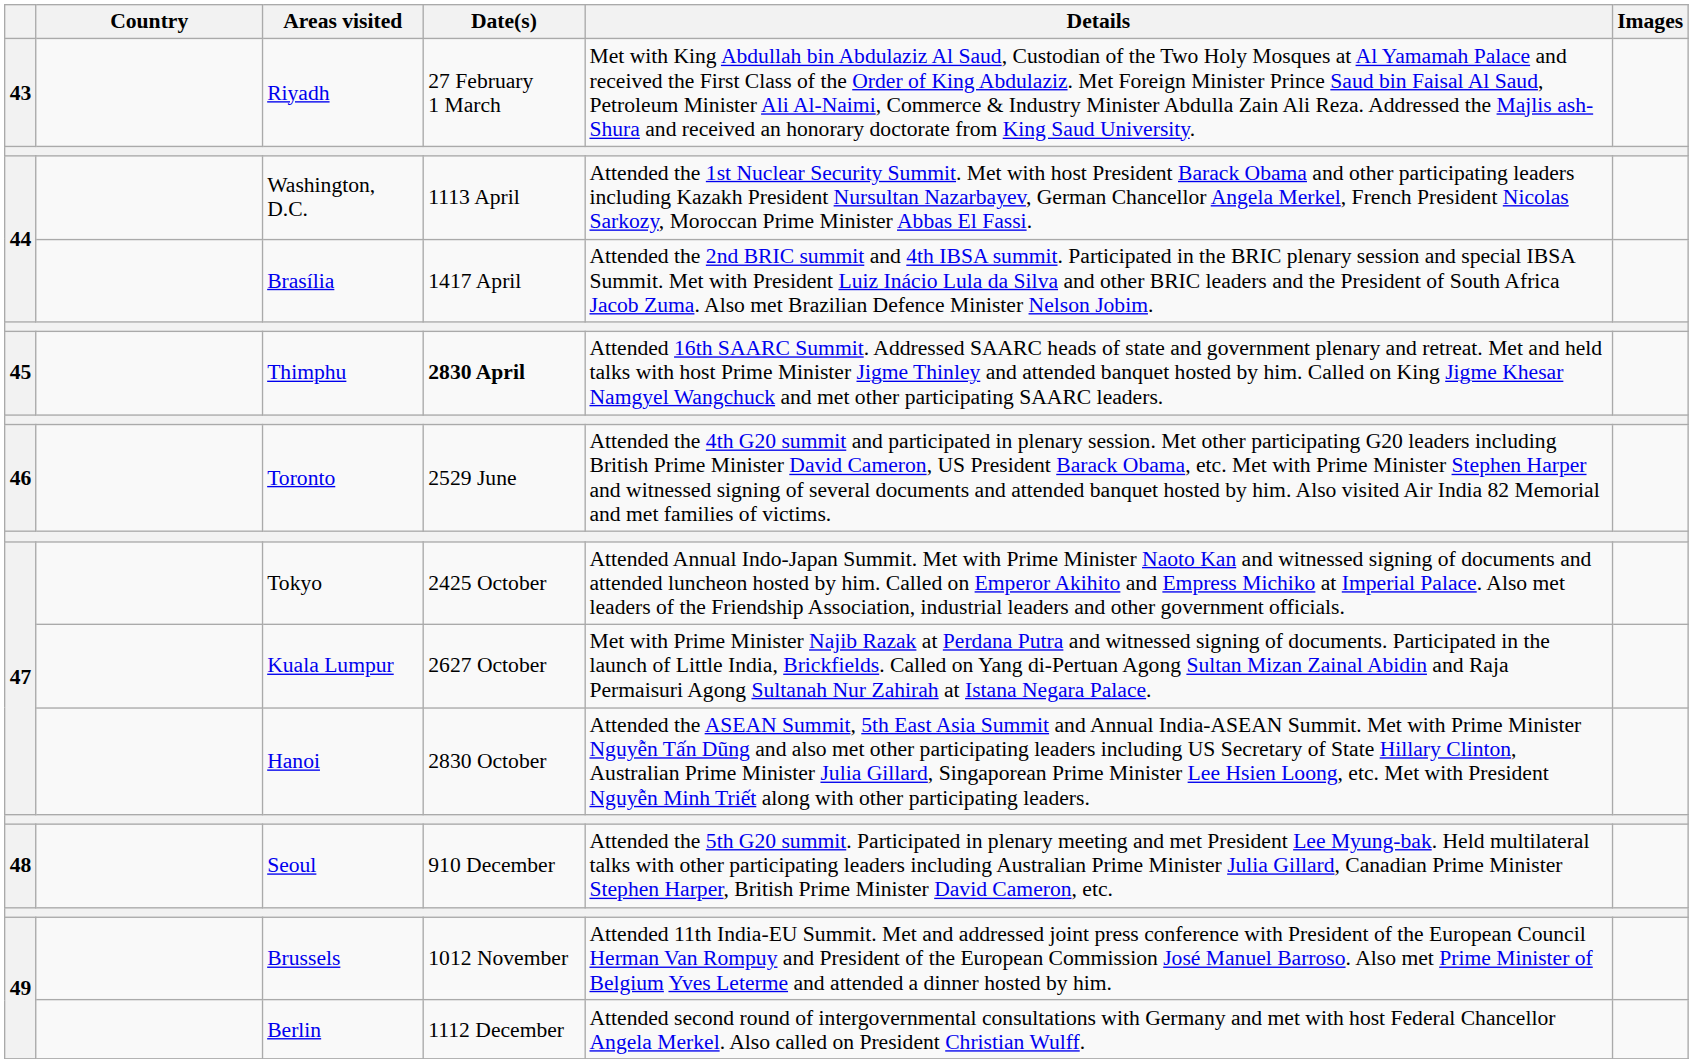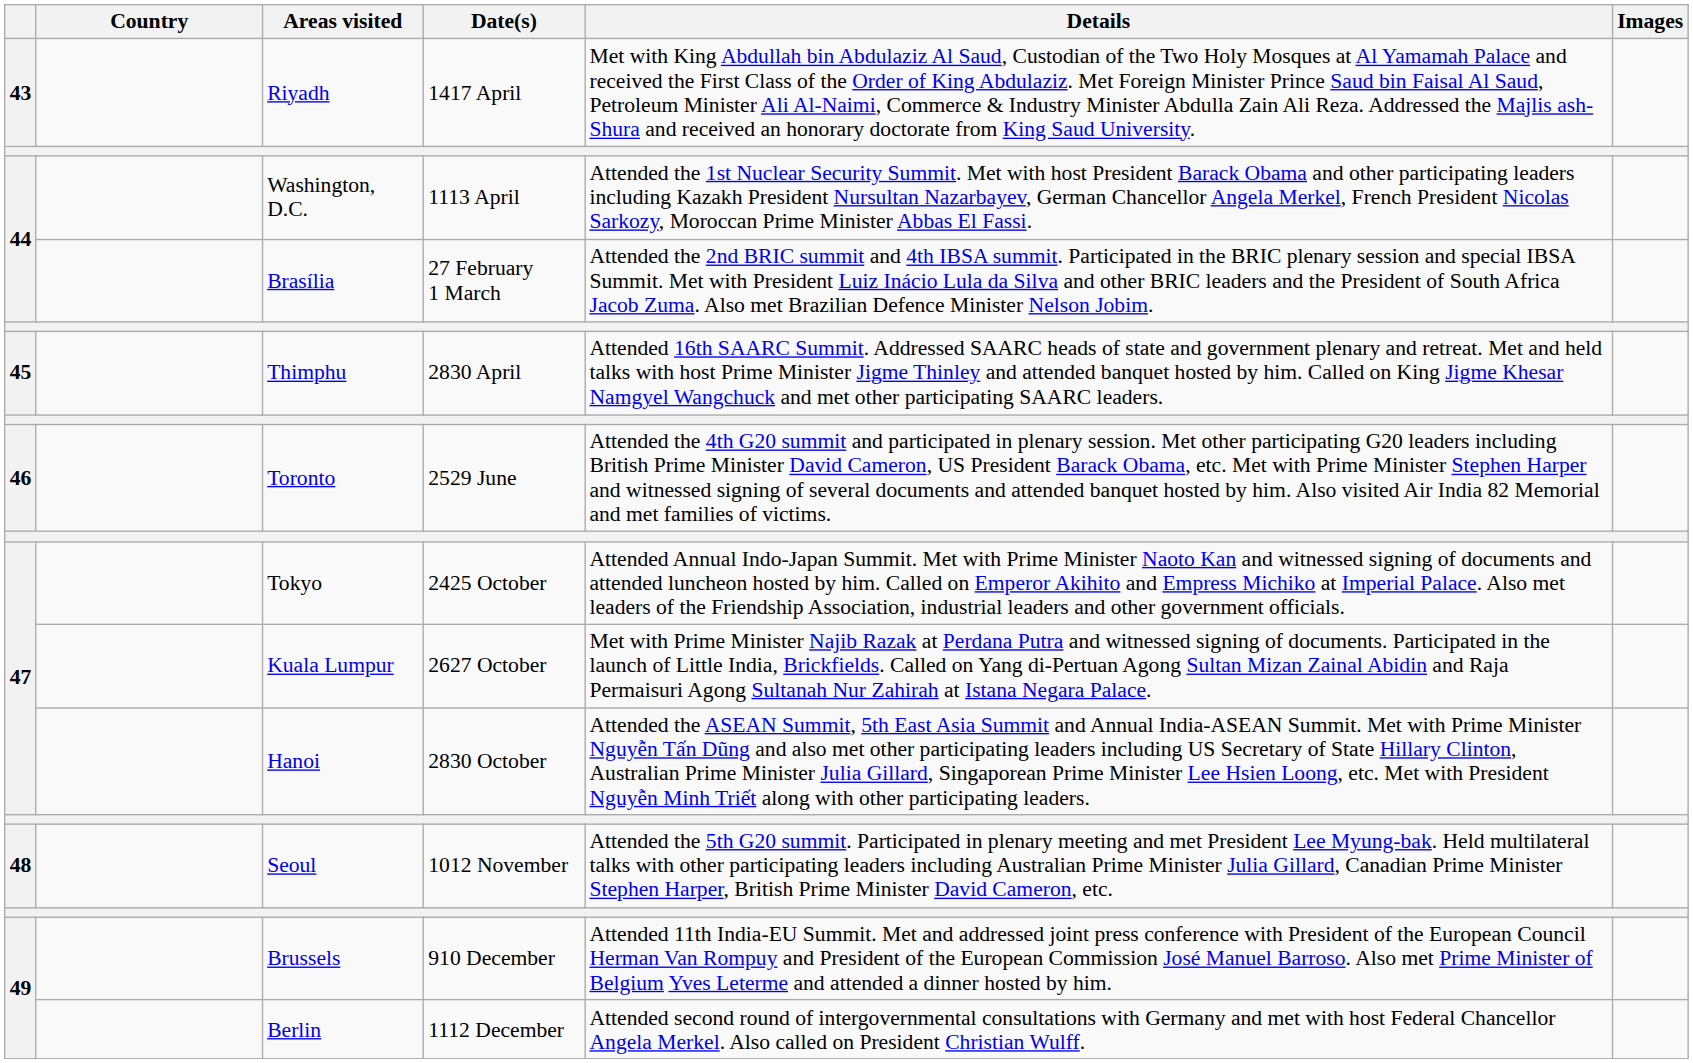(481, 92) 27 February 1 March -> (475, 92) 1417 April
(475, 280) 1417 April -> (481, 280) 27 February 1 March
(477, 372) bold -> (475, 372) normal
(492, 865) 910 December -> (498, 865) 1012 November
(498, 958) 1012 November -> (492, 958) 910 December
